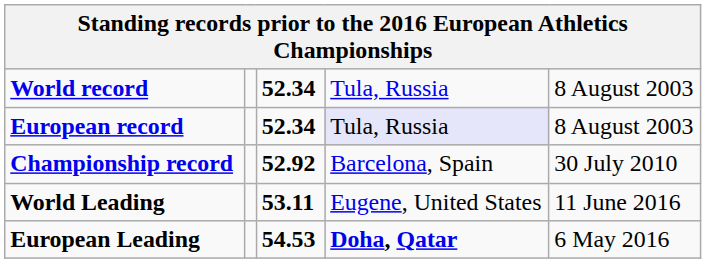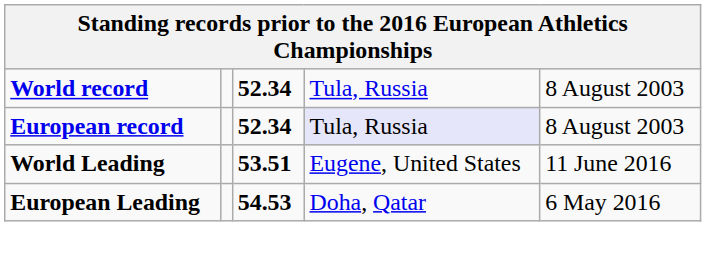- row: (122, 163)
(288, 201) 53.11 -> (265, 163) 53.51
(394, 239) bold -> (368, 201) normal
